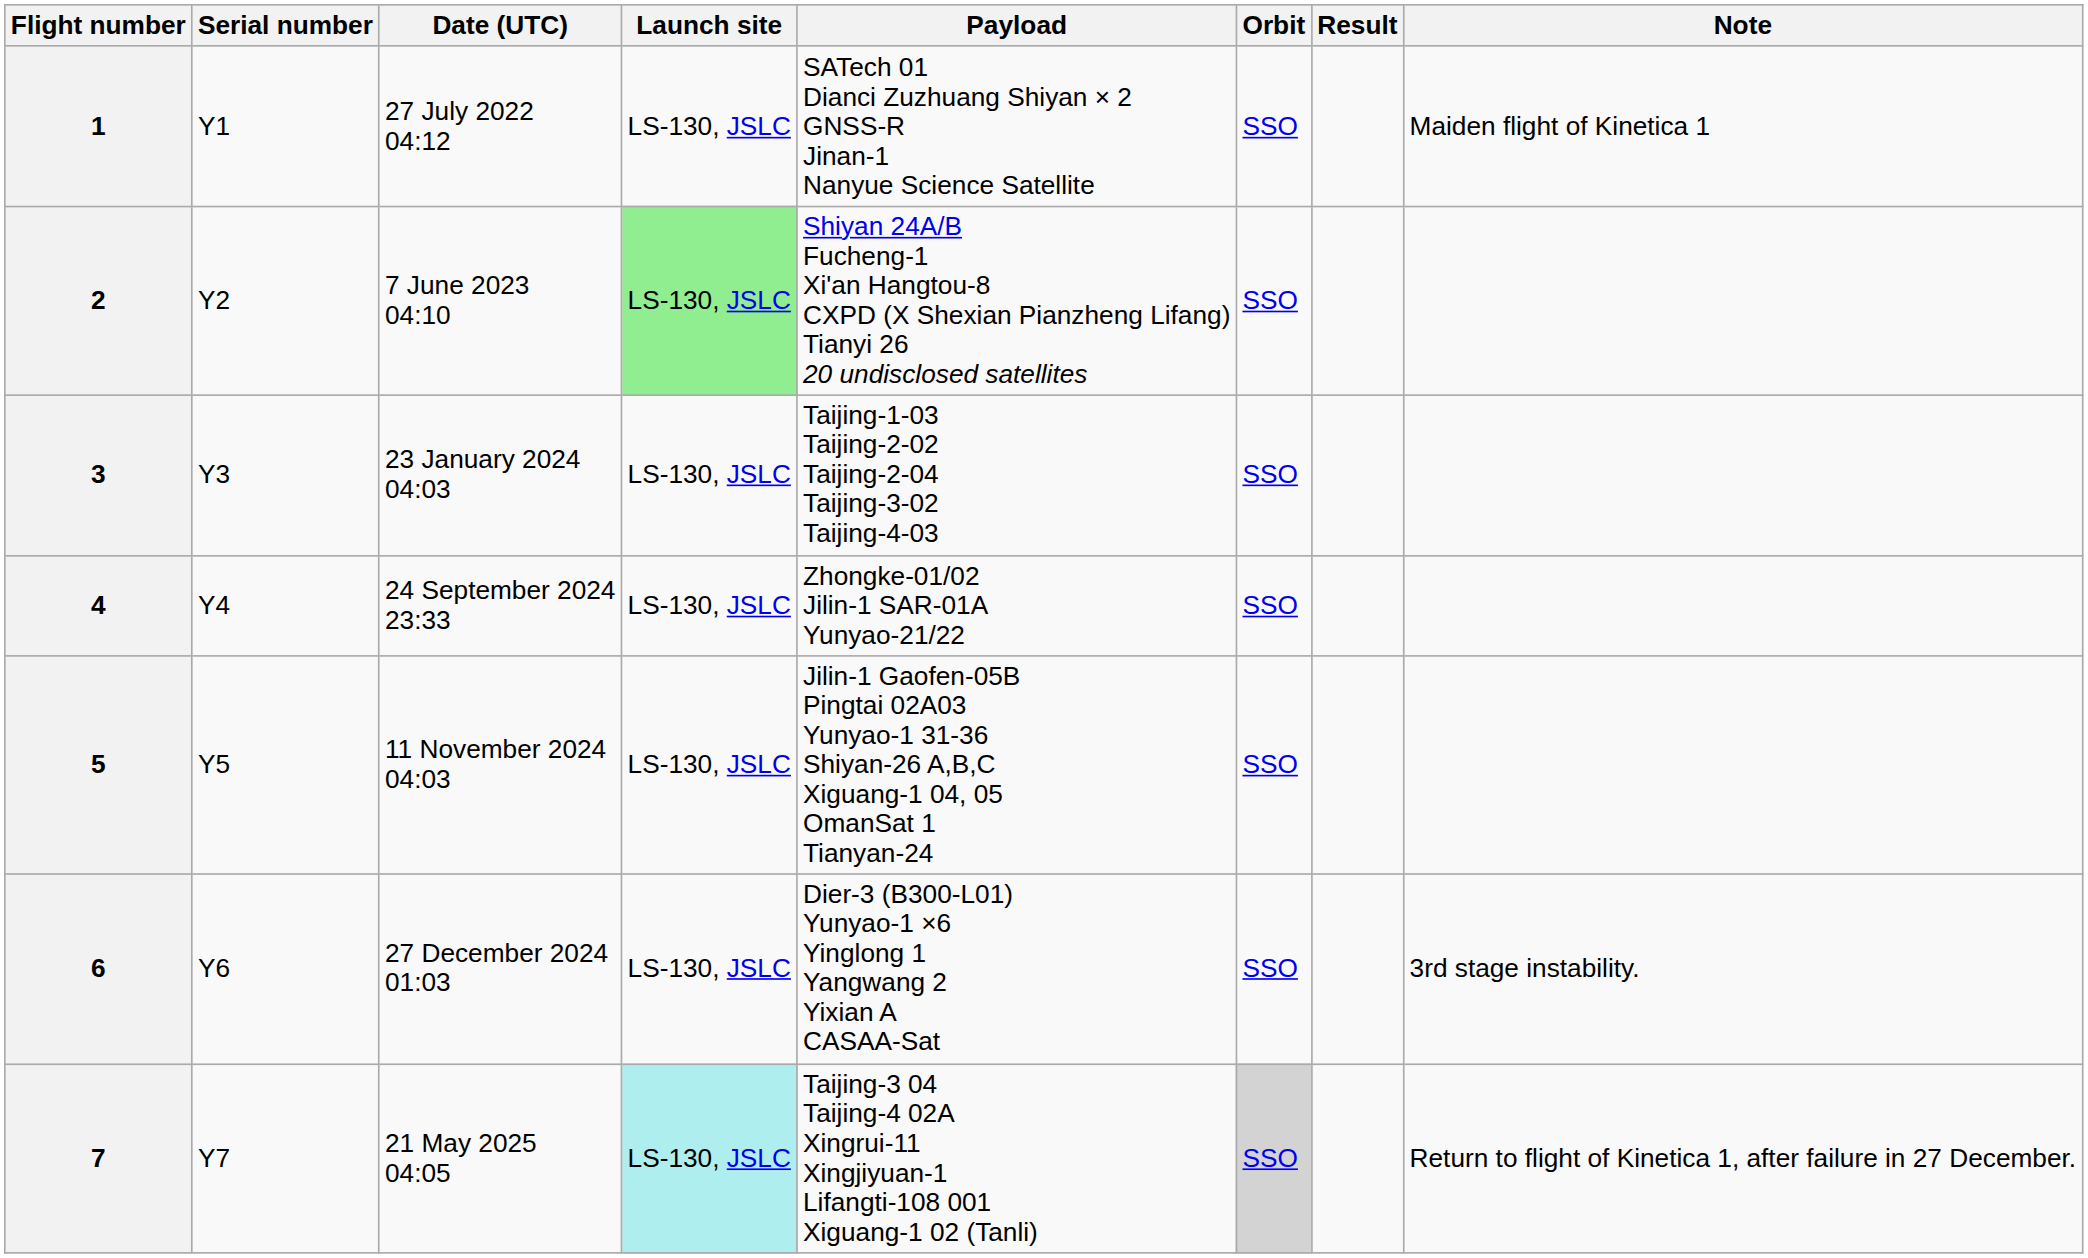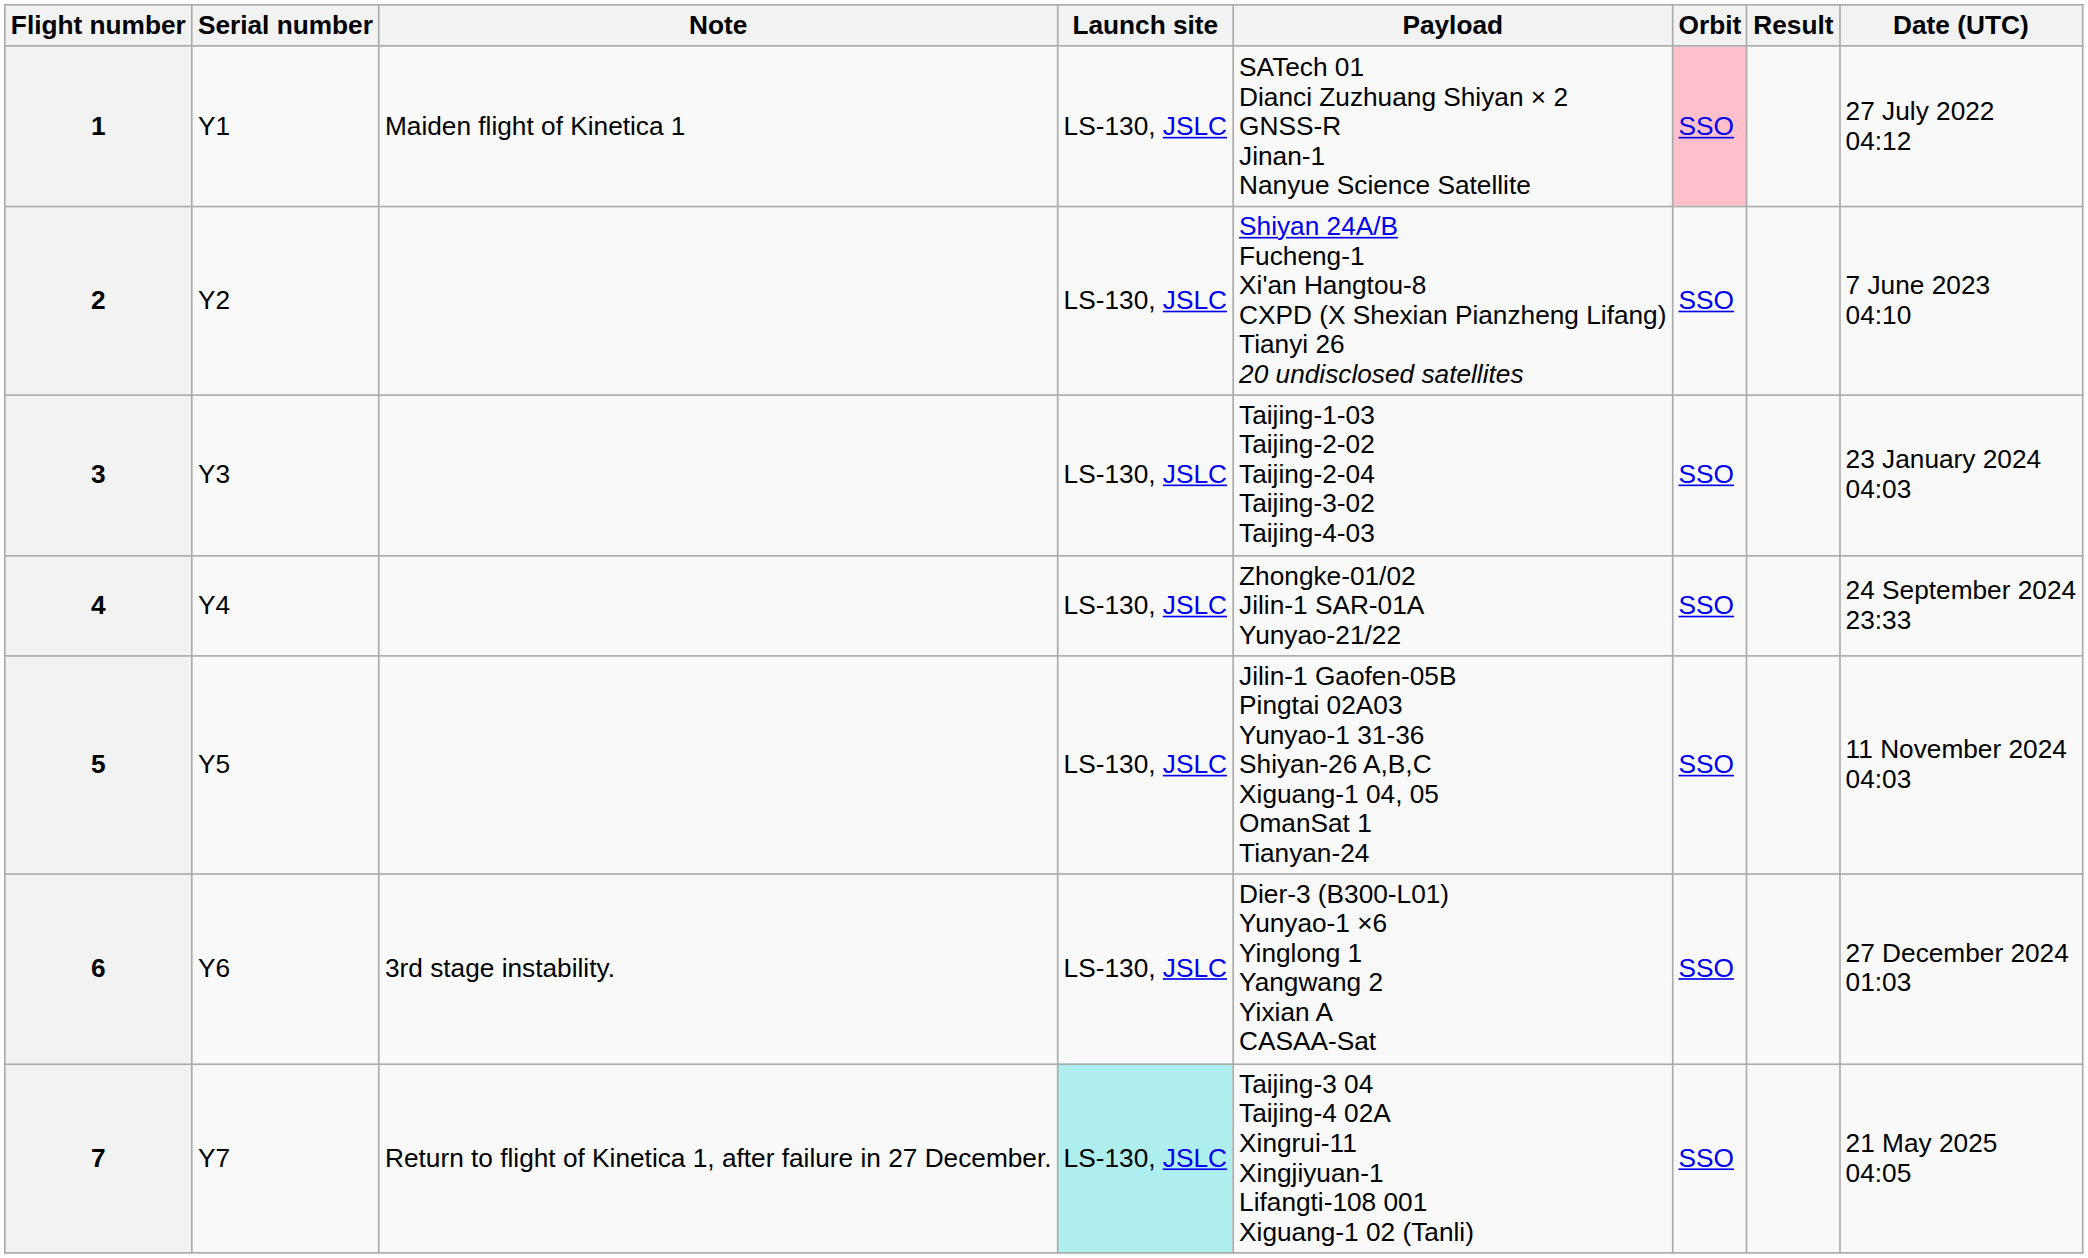columns swapped: (500, 25) <-> (1743, 25)
(1270, 125) no background -> (1706, 125) pink background
(709, 300) lightgreen background -> (1145, 300) no background
(1270, 1157) lightgrey background -> (1706, 1157) no background
